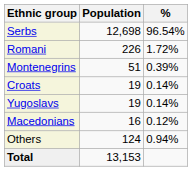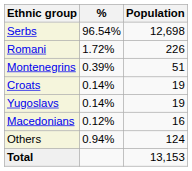columns swapped: (112, 13) <-> (165, 13)
